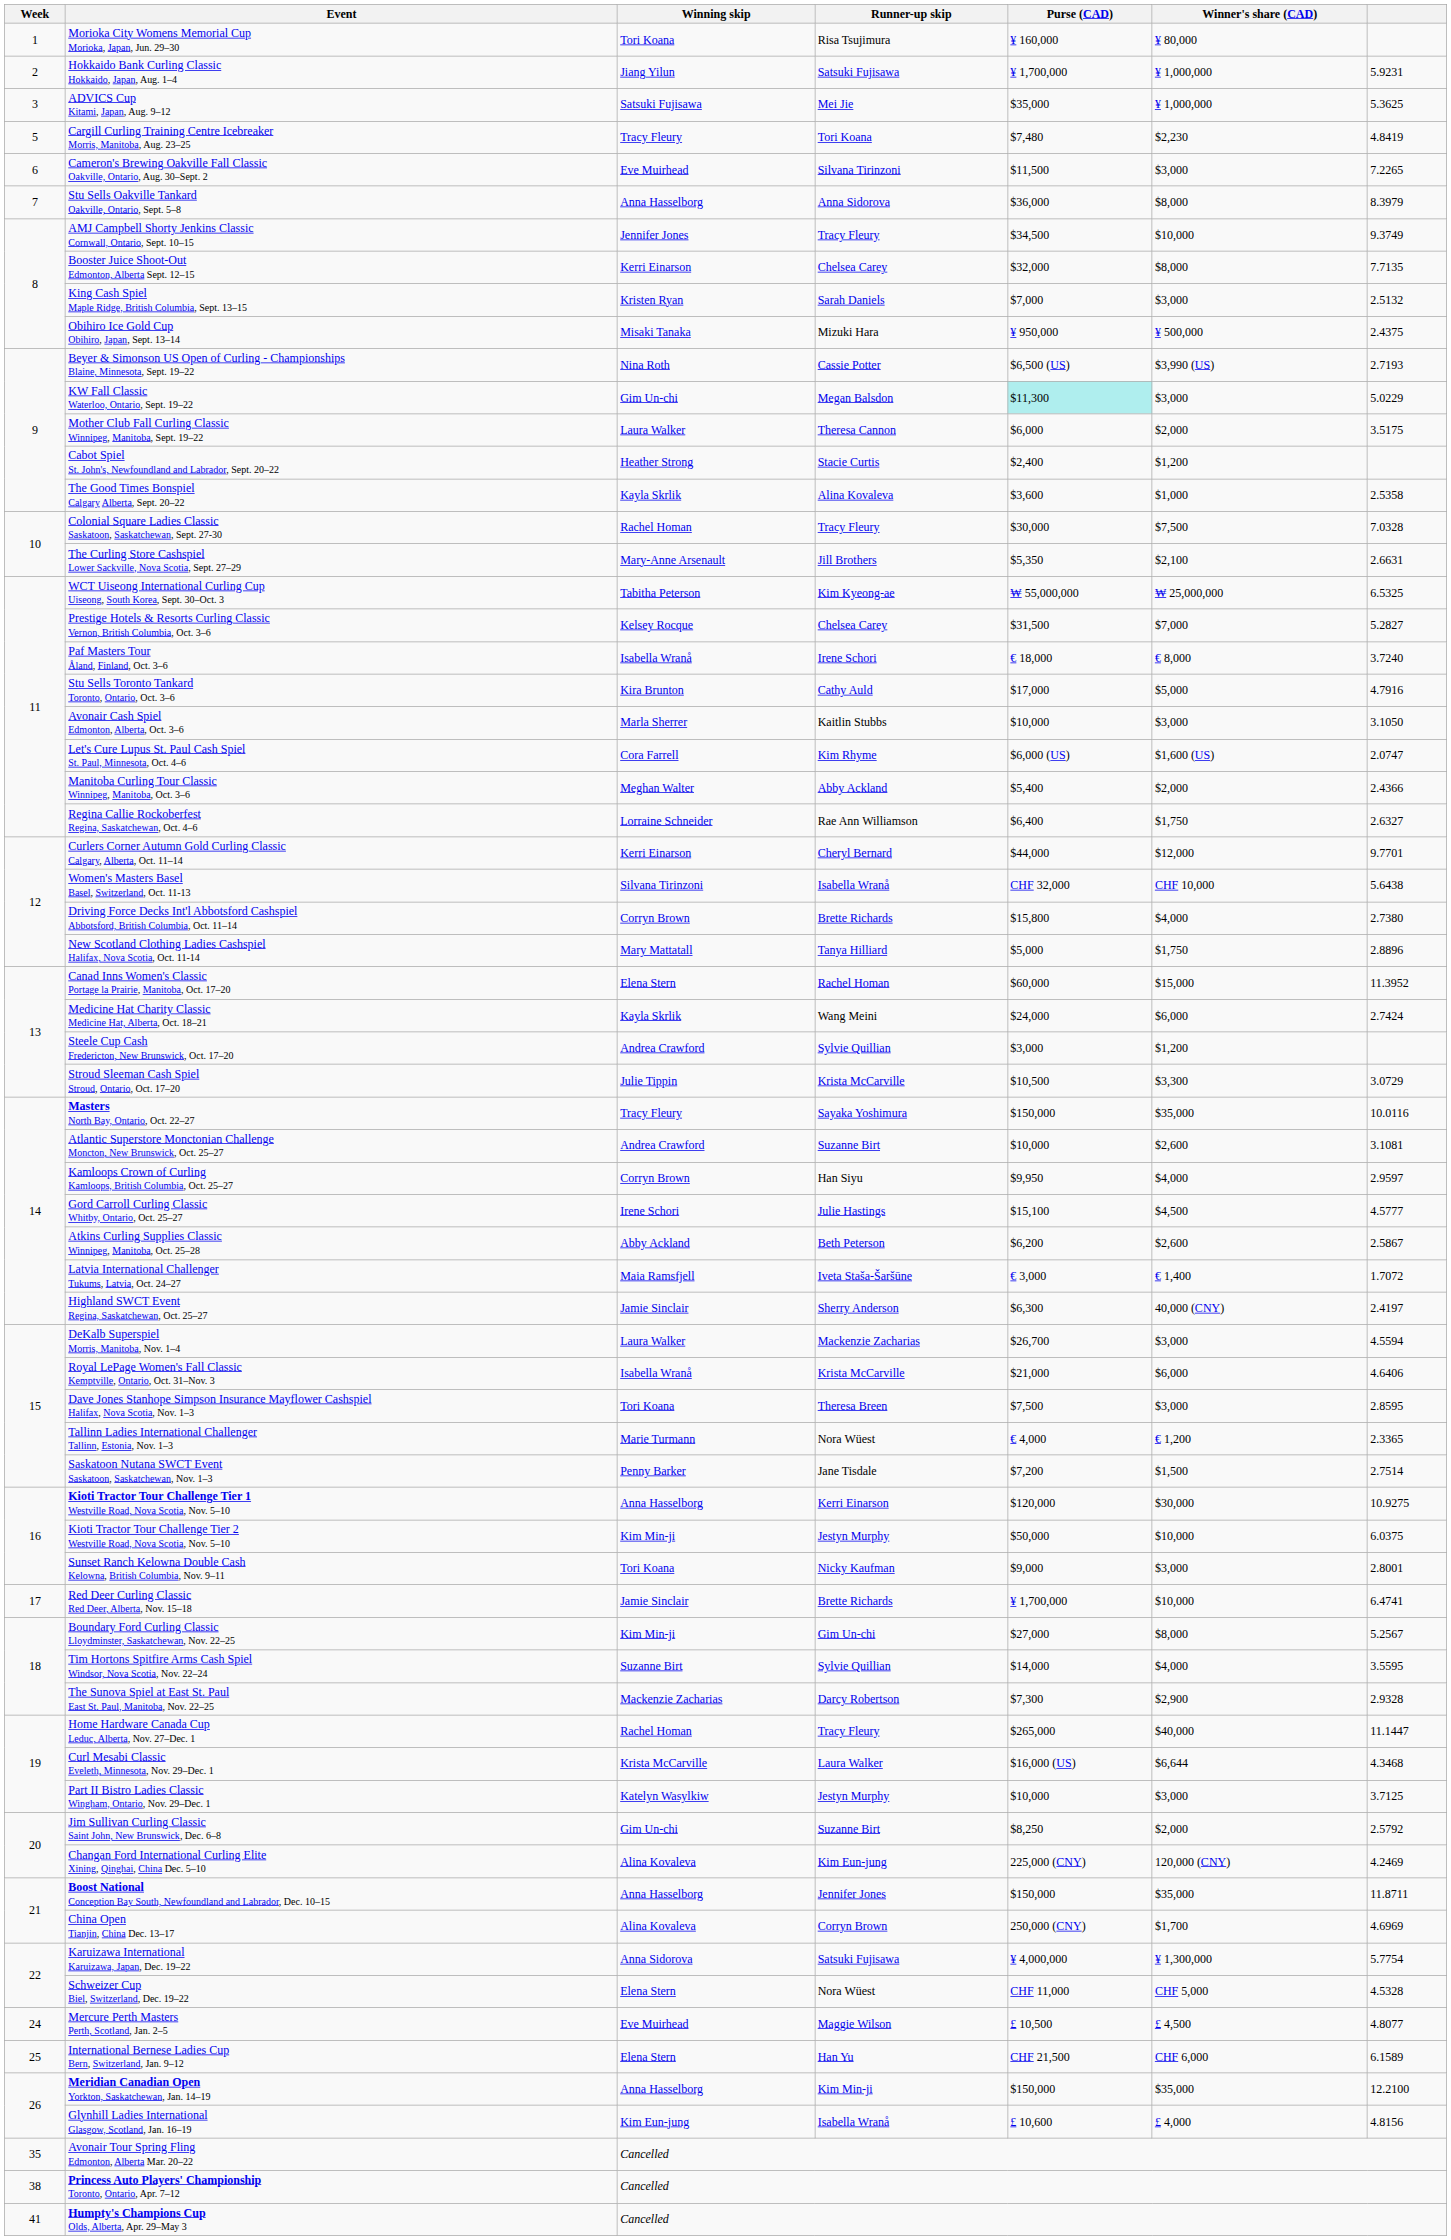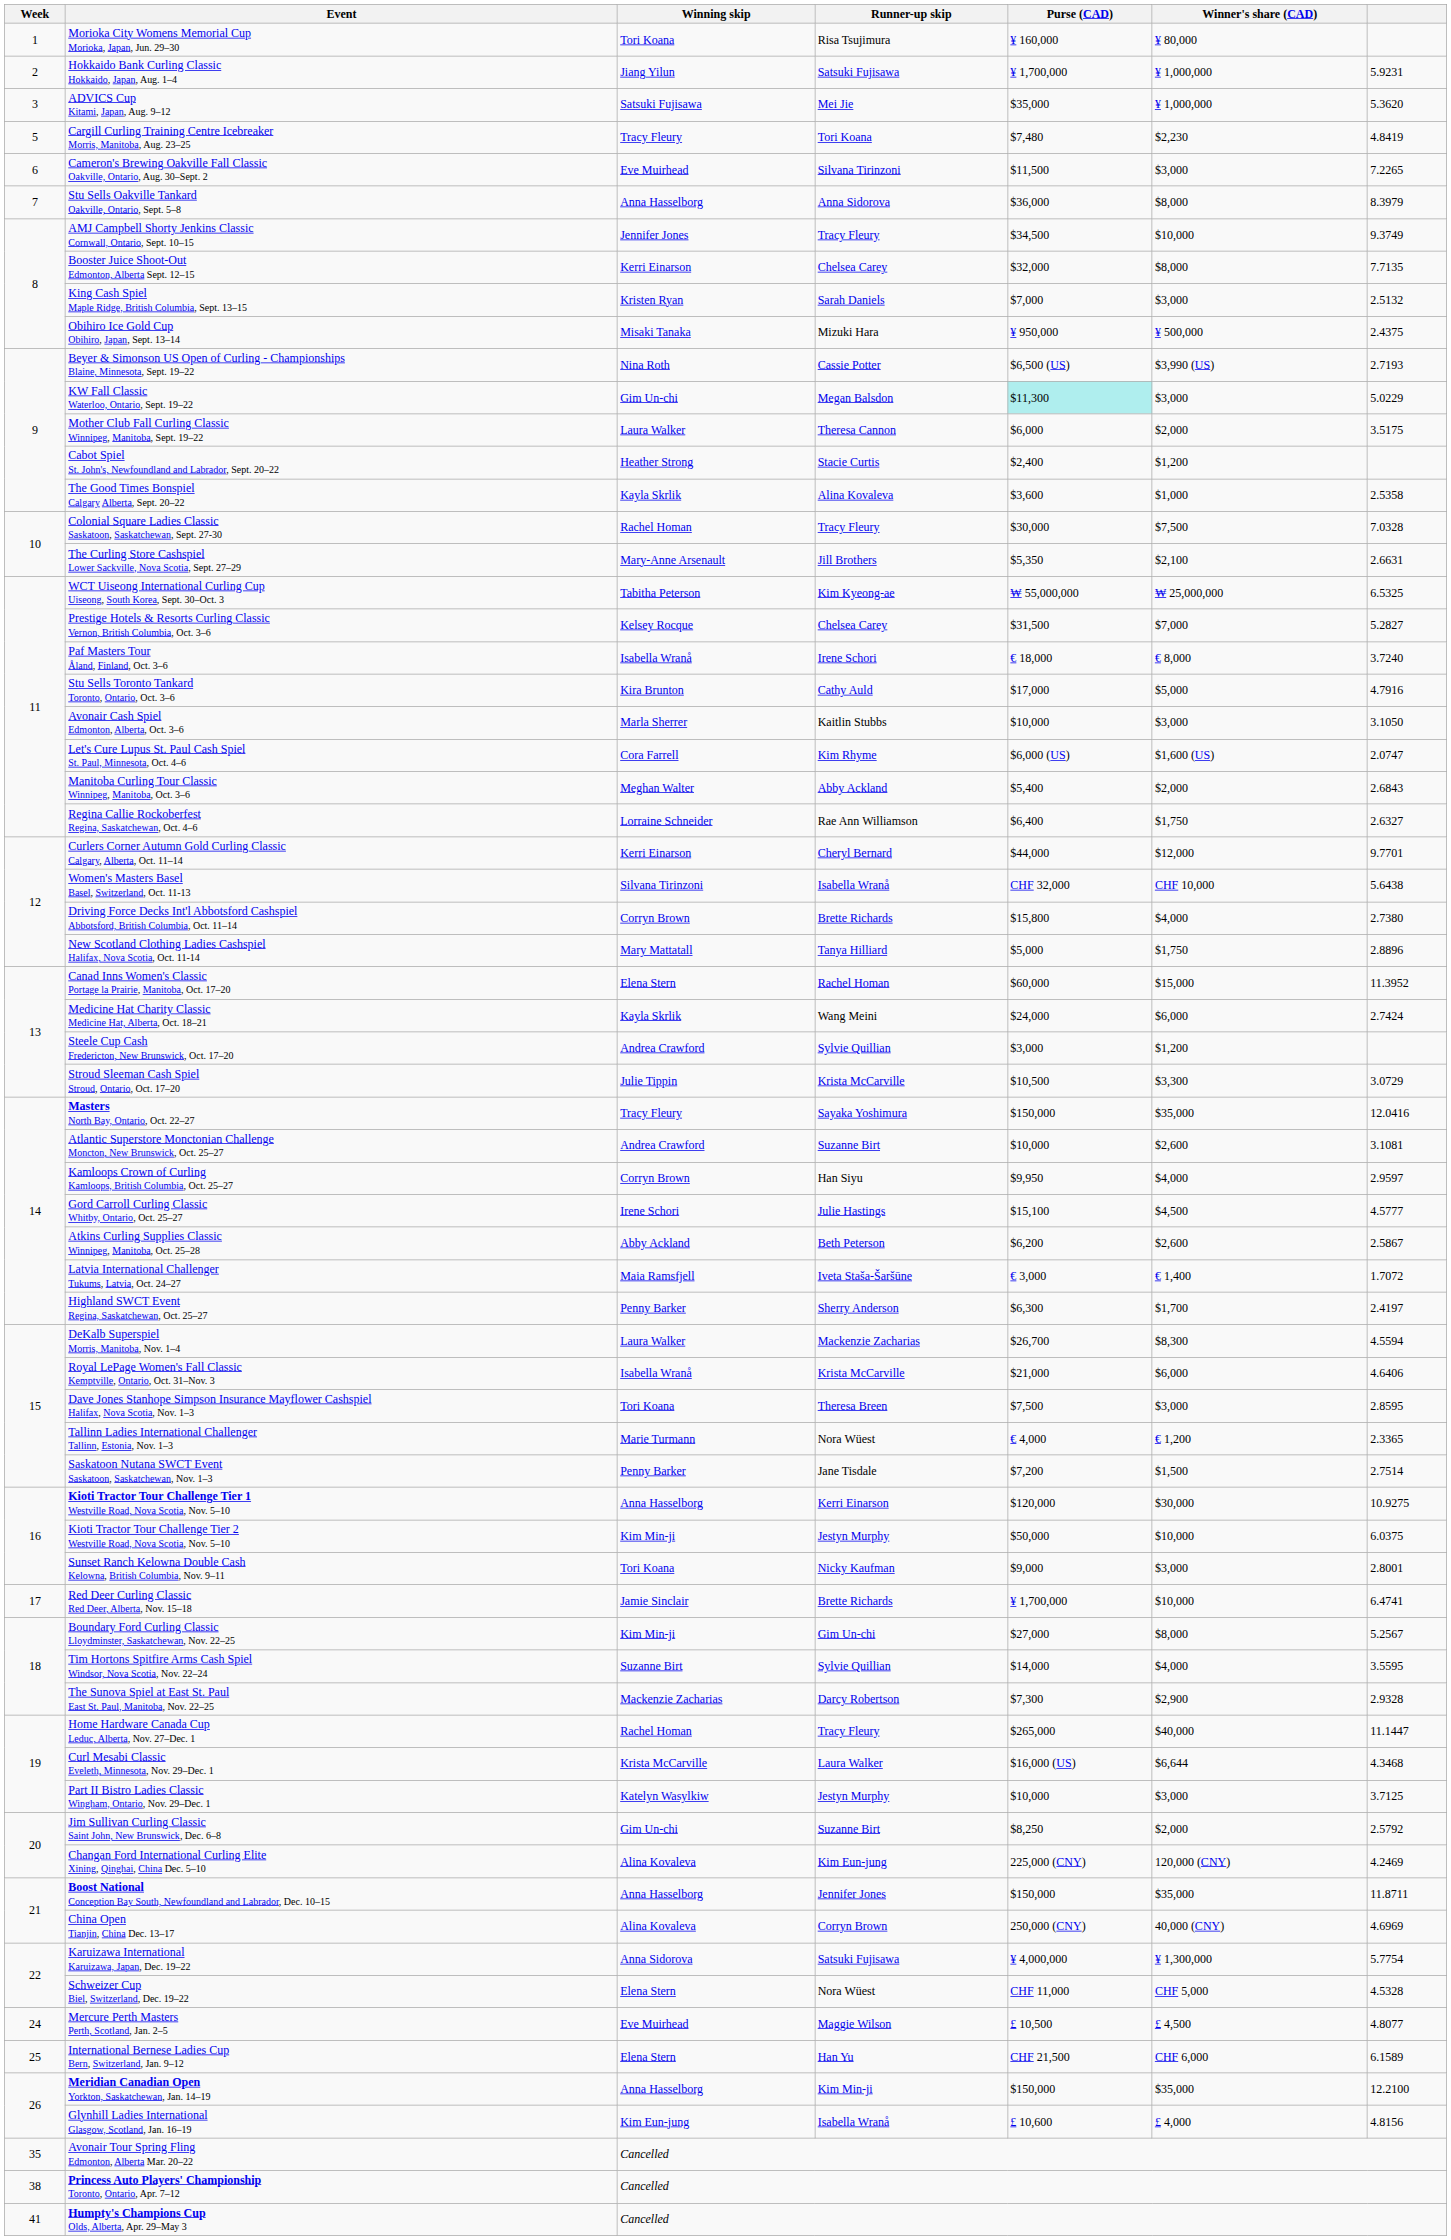(1387, 104) 5.3625 -> (1387, 104) 5.3620
(1387, 788) 2.4366 -> (1387, 788) 2.6843
(1389, 1113) 10.0116 -> (1390, 1113) 12.0416
(654, 1308) Jamie Sinclair -> (653, 1308) Penny Barker
(1190, 1308) 40,000 (CNY) -> (1171, 1308) $1,700
(1171, 1341) $3,000 -> (1171, 1341) $8,300
(1171, 1926) $1,700 -> (1190, 1926) 40,000 (CNY)
